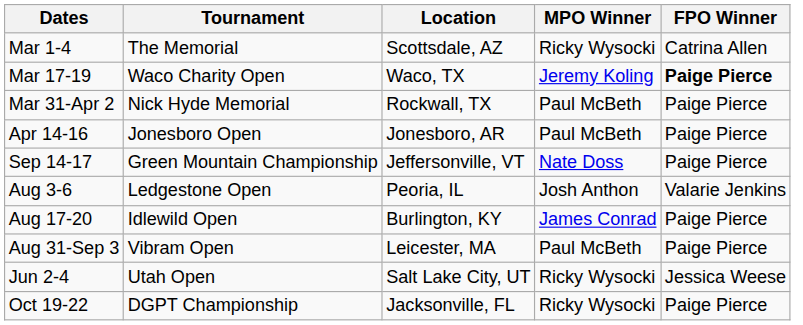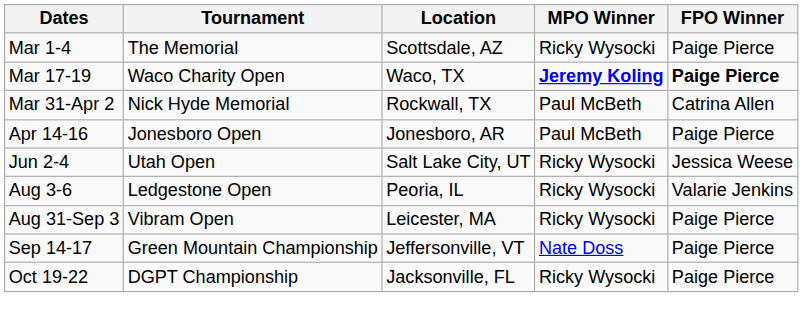(716, 47) Catrina Allen -> (723, 47) Paige Pierce
(596, 76) normal -> (601, 76) bold
(716, 104) Paige Pierce -> (723, 104) Catrina Allen
rows swapped: (39, 276) <-> (50, 162)
(589, 190) Josh Anthon -> (597, 190) Ricky Wysocki
- row: (50, 219)
(590, 248) Paul McBeth -> (597, 219) Ricky Wysocki
